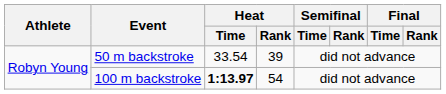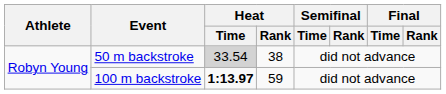(231, 57) no background -> (231, 57) lightgrey background
(275, 57) 39 -> (275, 57) 38
(275, 79) 54 -> (275, 79) 59
